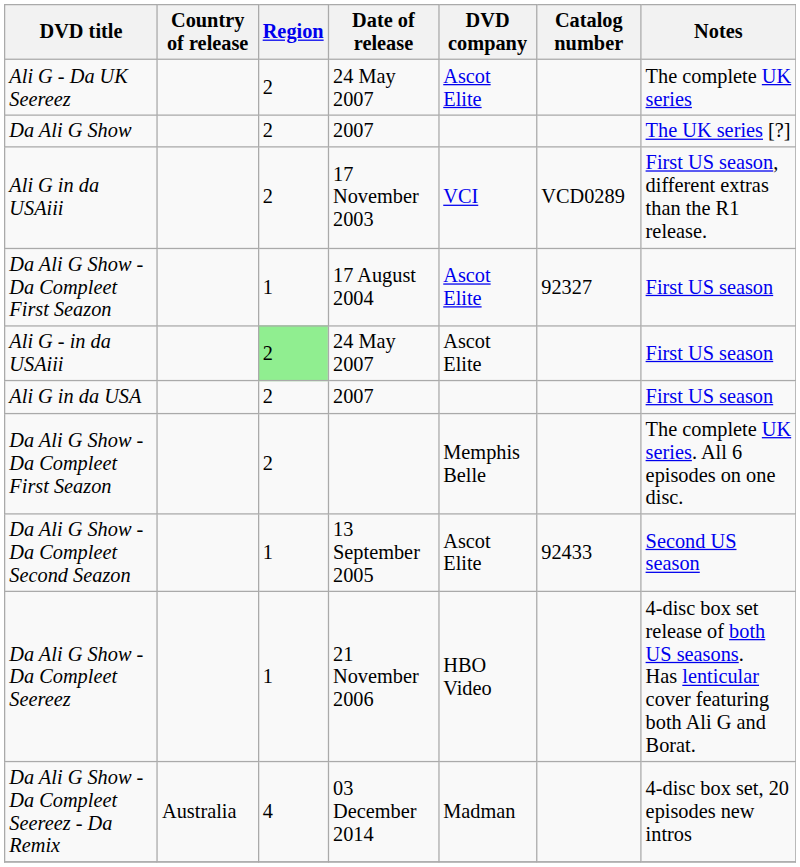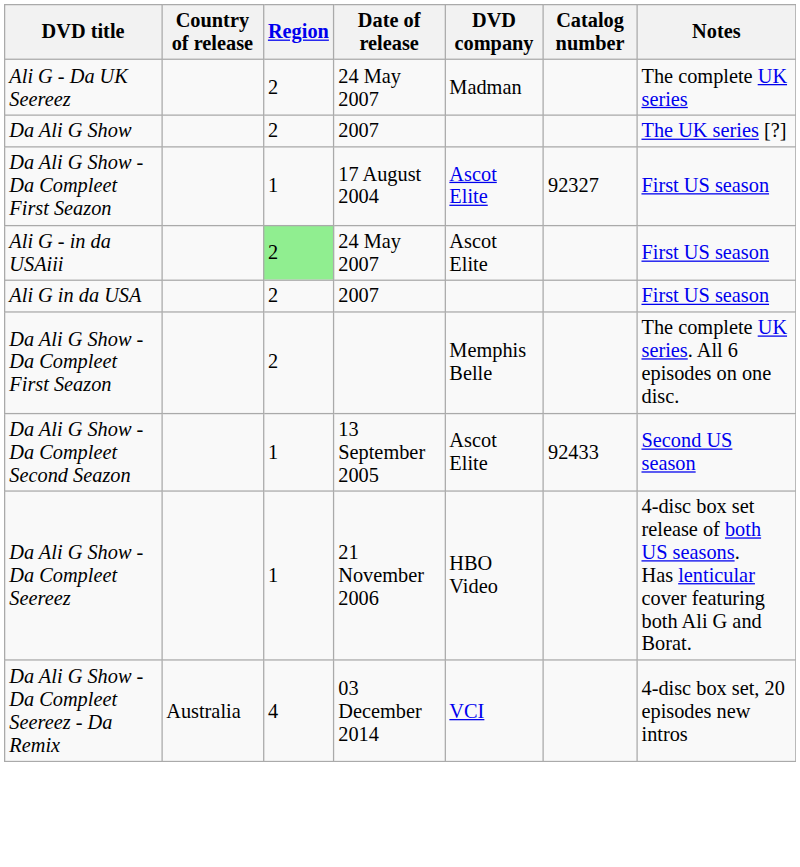(467, 87) Ascot Elite -> (485, 87) Madman
- row: (54, 197)
(479, 811) Madman -> (467, 710) VCI
